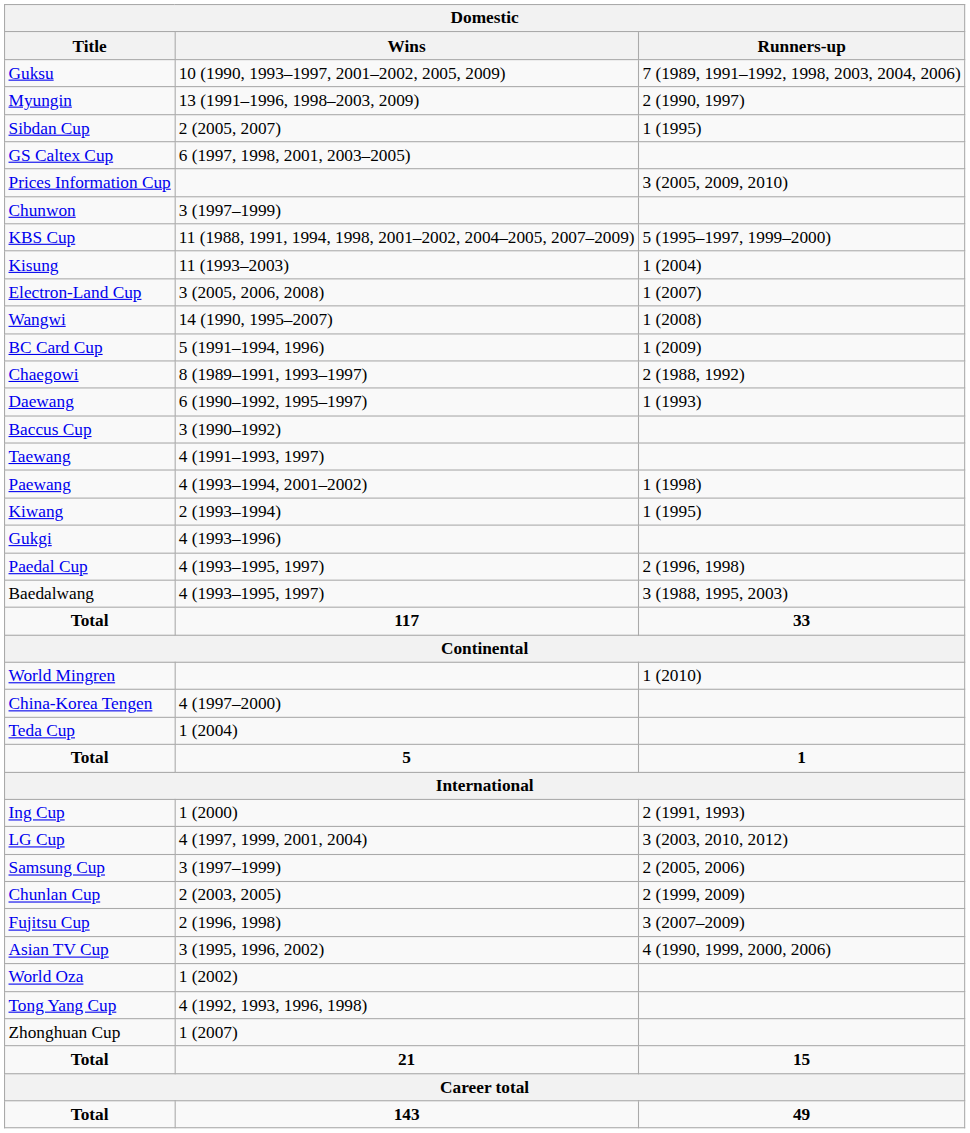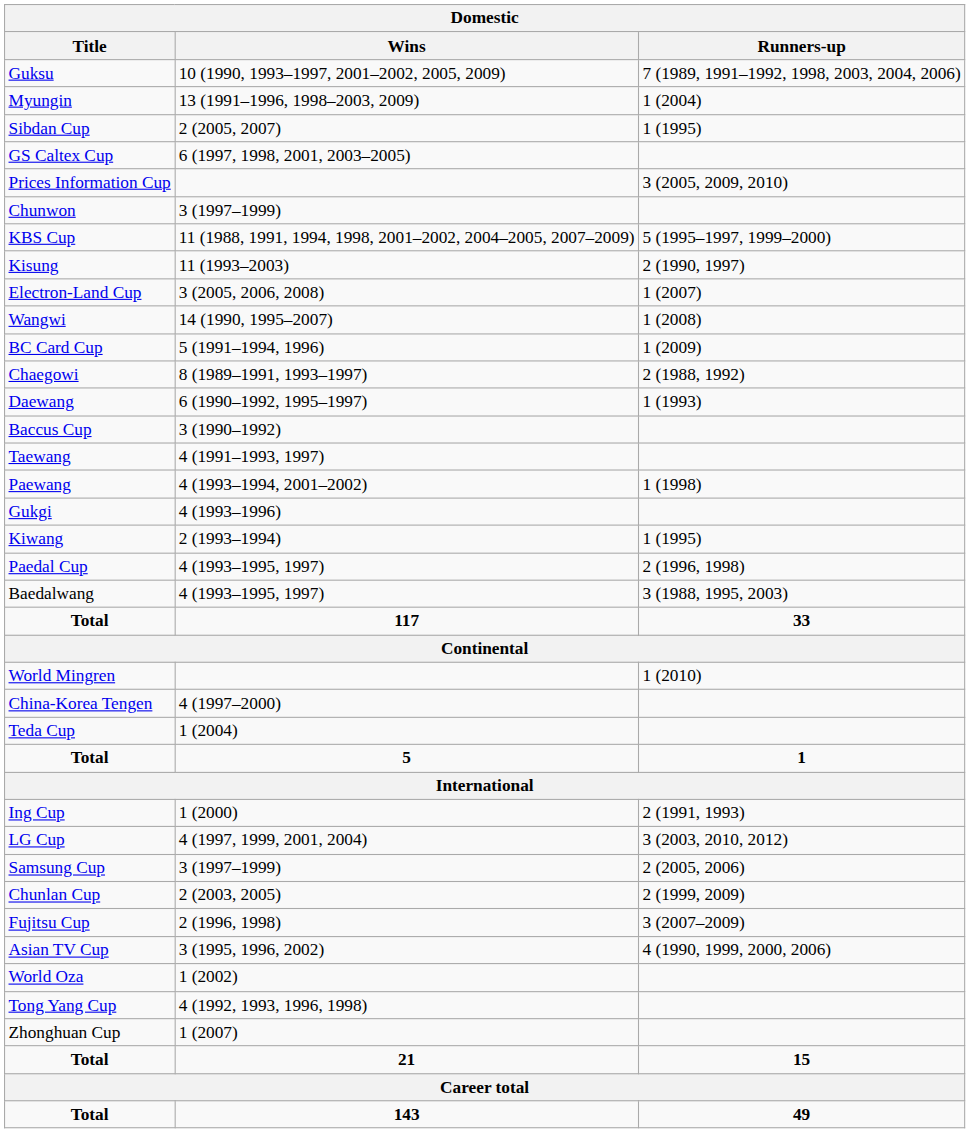(694, 100) 2 (1990, 1997) -> (672, 100) 1 (2004)
(672, 264) 1 (2004) -> (694, 264) 2 (1990, 1997)
rows swapped: (36, 511) <-> (30, 538)
